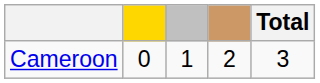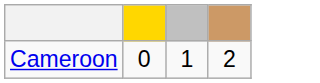- column: (283, 22)
